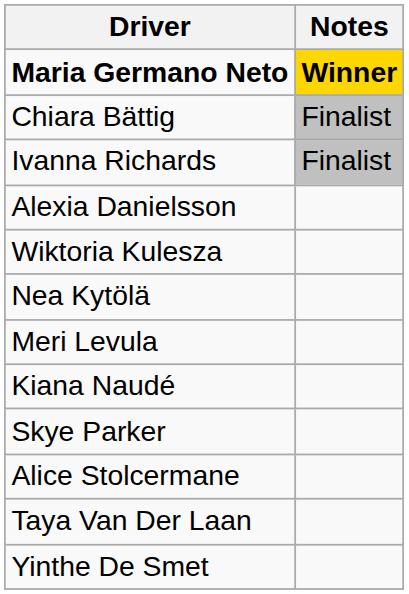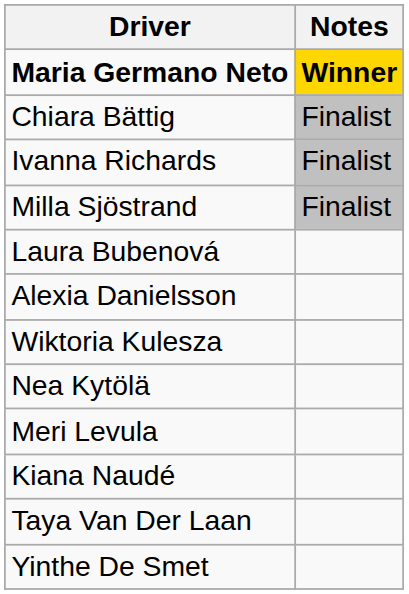+ row: (104, 206)
+ row: (115, 251)
- row: (89, 431)
- row: (126, 476)
